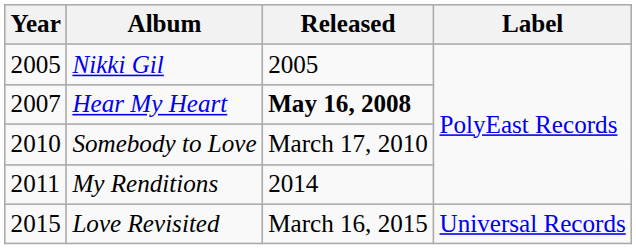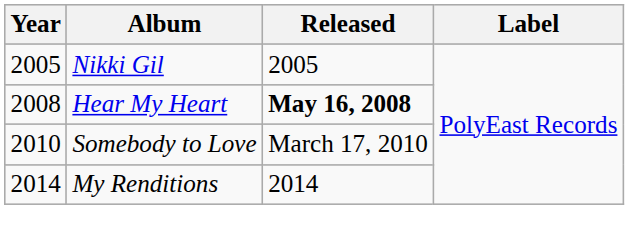(36, 104) 2007 -> (36, 104) 2008
(35, 183) 2011 -> (36, 183) 2014
- row: (146, 223)
